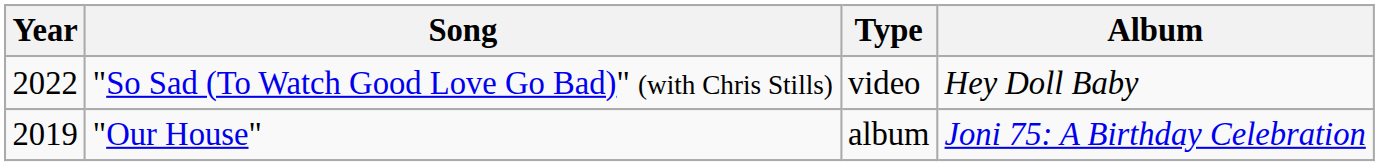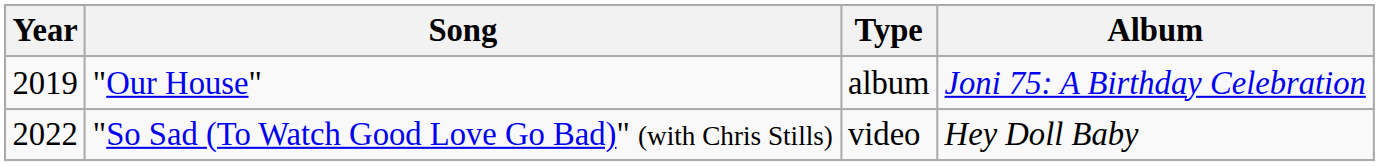rows swapped: (177, 133) <-> (463, 82)
